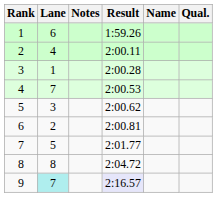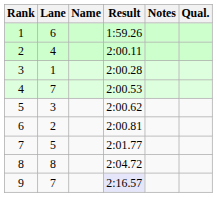columns swapped: (161, 13) <-> (85, 13)
(53, 182) paleturquoise background -> (53, 182) no background
